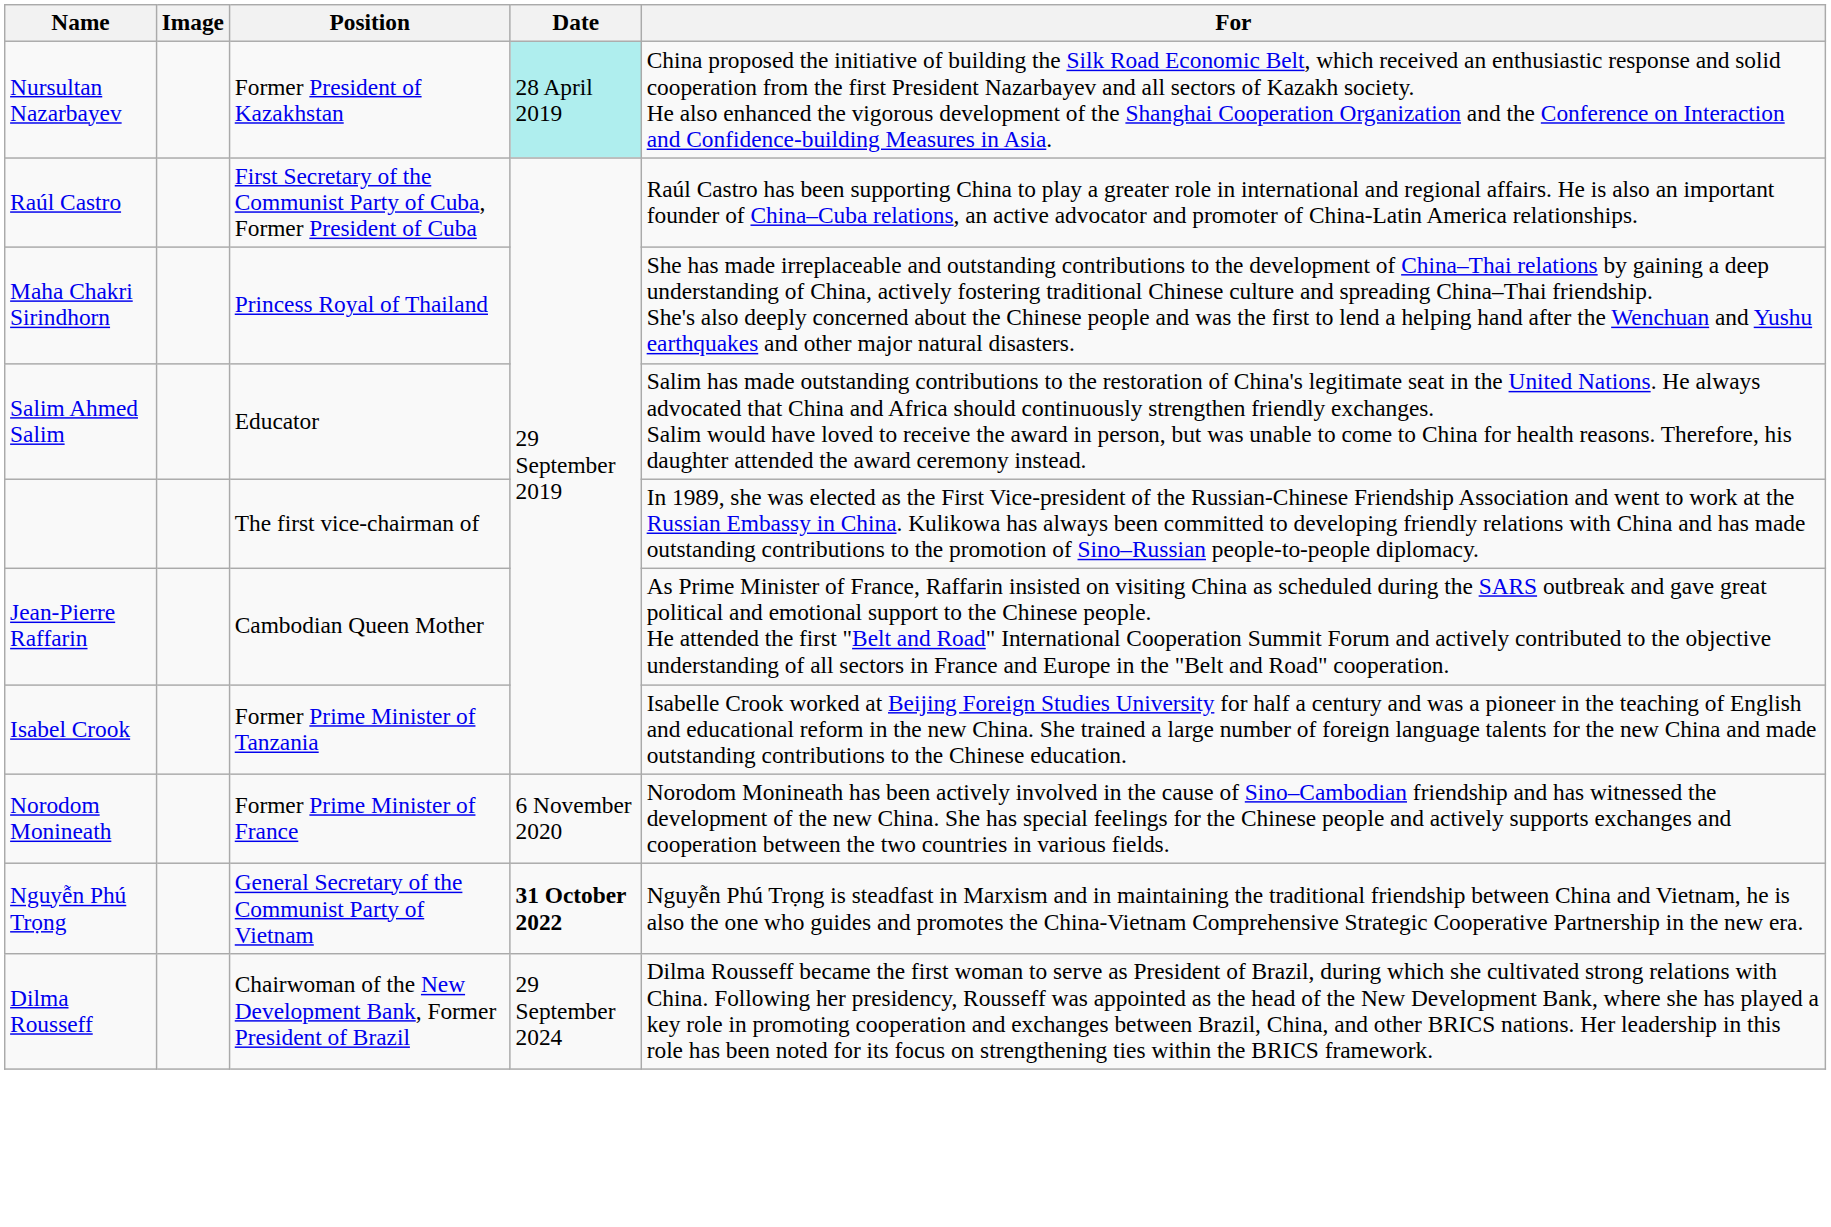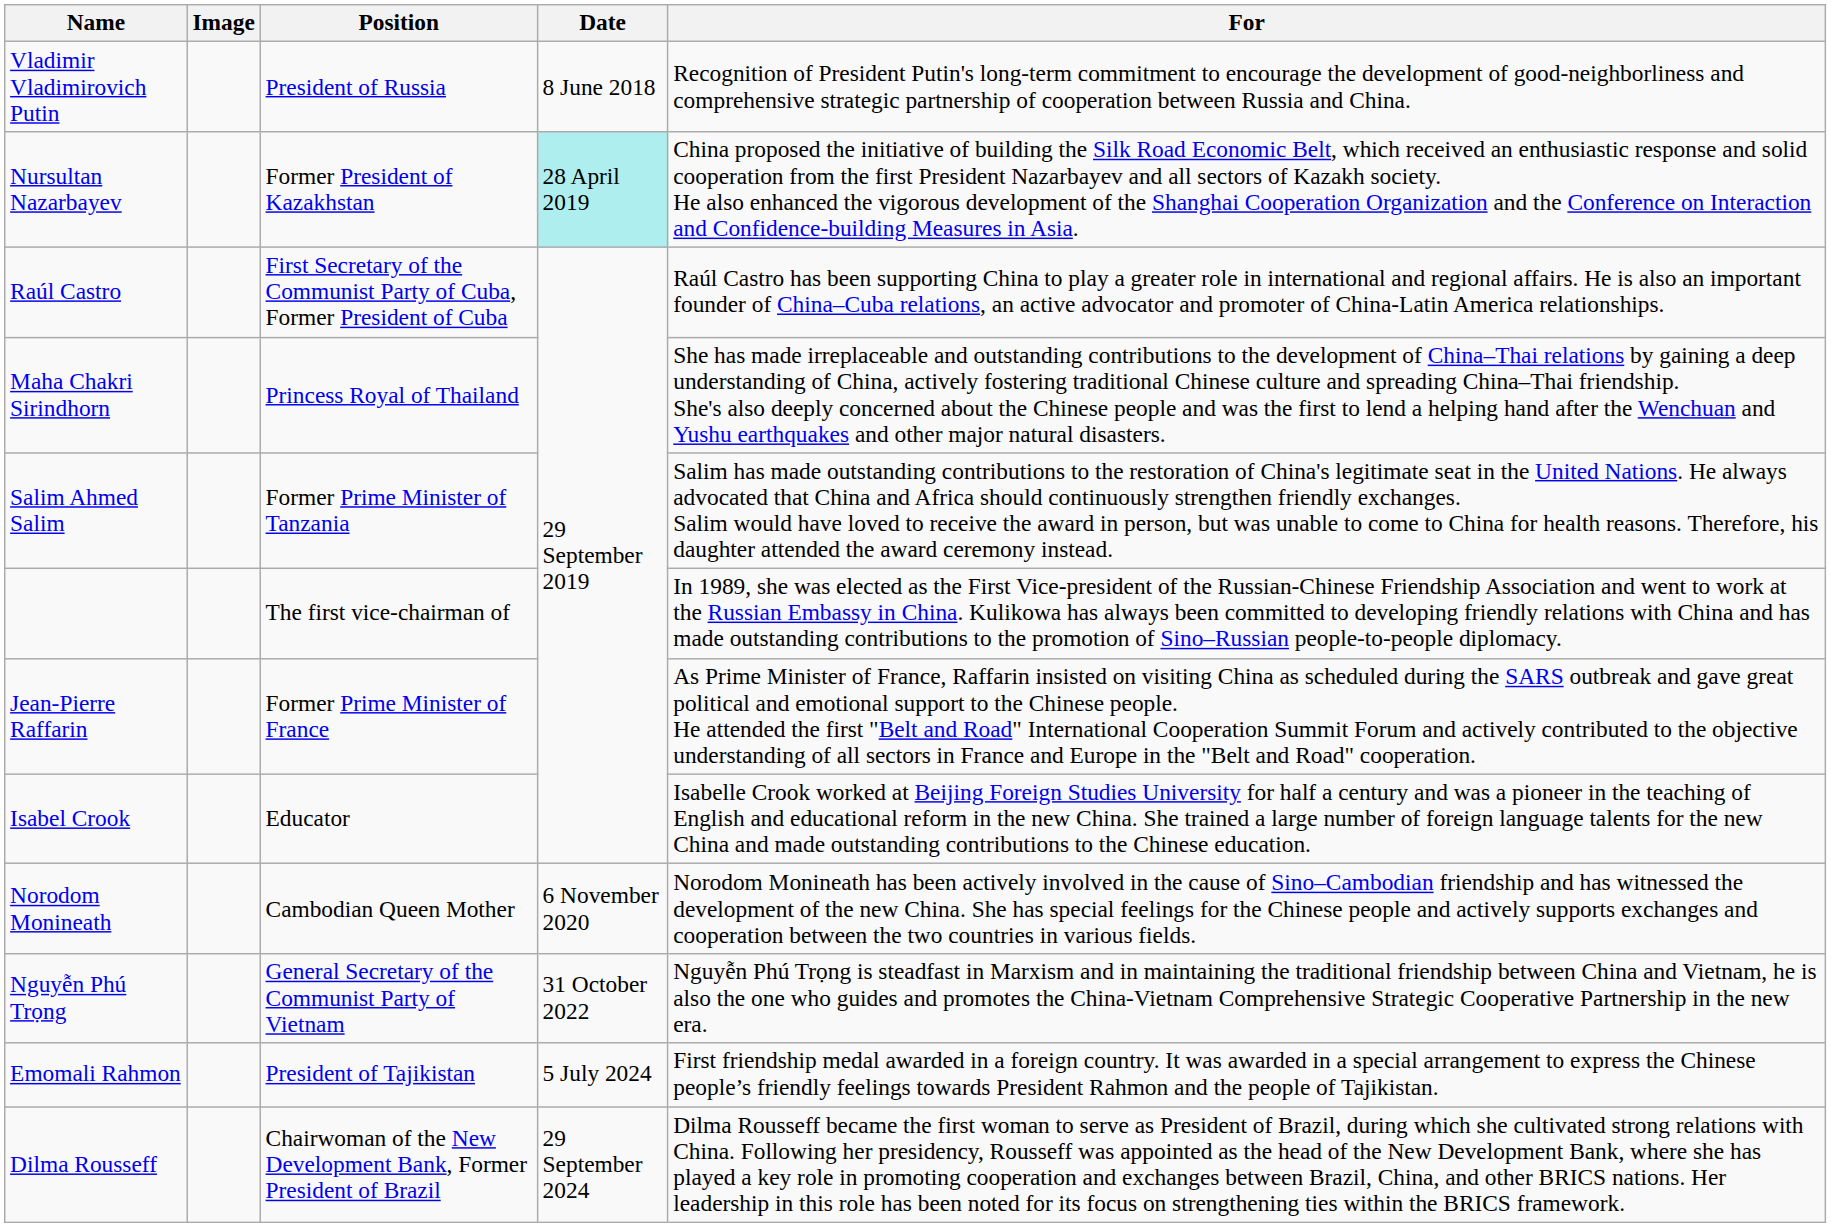+ row: (78, 86)
(277, 420) Educator -> (386, 510) Former Prime Minister of Tanzania
(359, 626) Cambodian Queen Mother -> (386, 715) Former Prime Minister of France
(355, 729) Former Prime Minister of Tanzania -> (308, 818) Educator
(355, 818) Former Prime Minister of France -> (390, 908) Cambodian Queen Mother
(571, 908) bold -> (595, 997) normal
+ row: (95, 1074)
